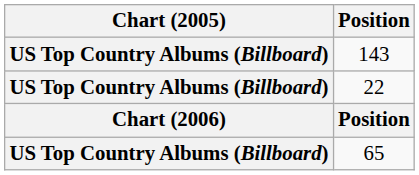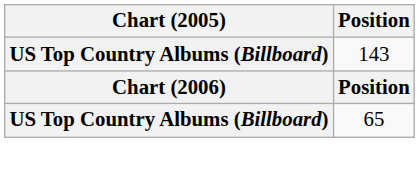- row: (374, 86)
